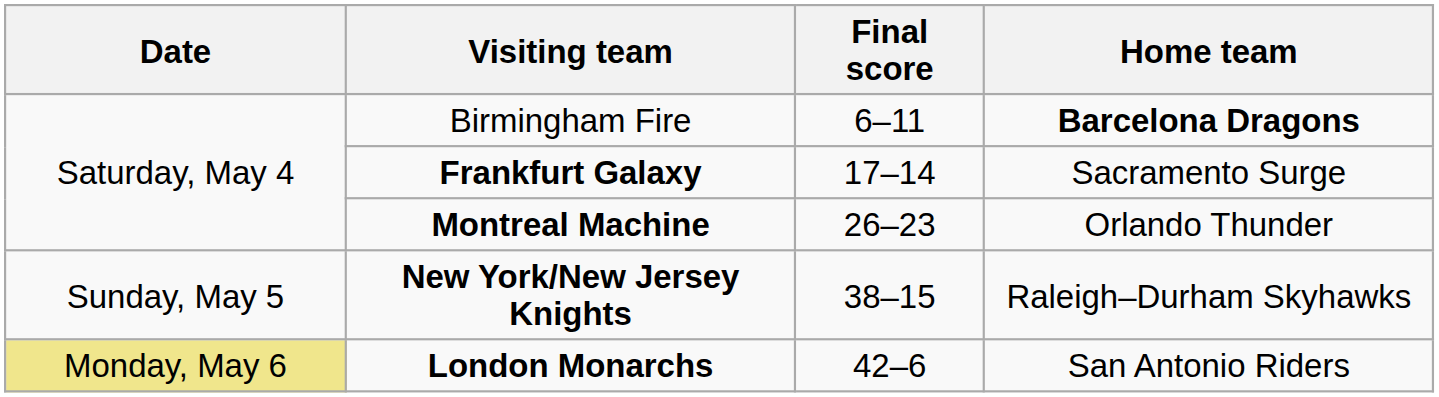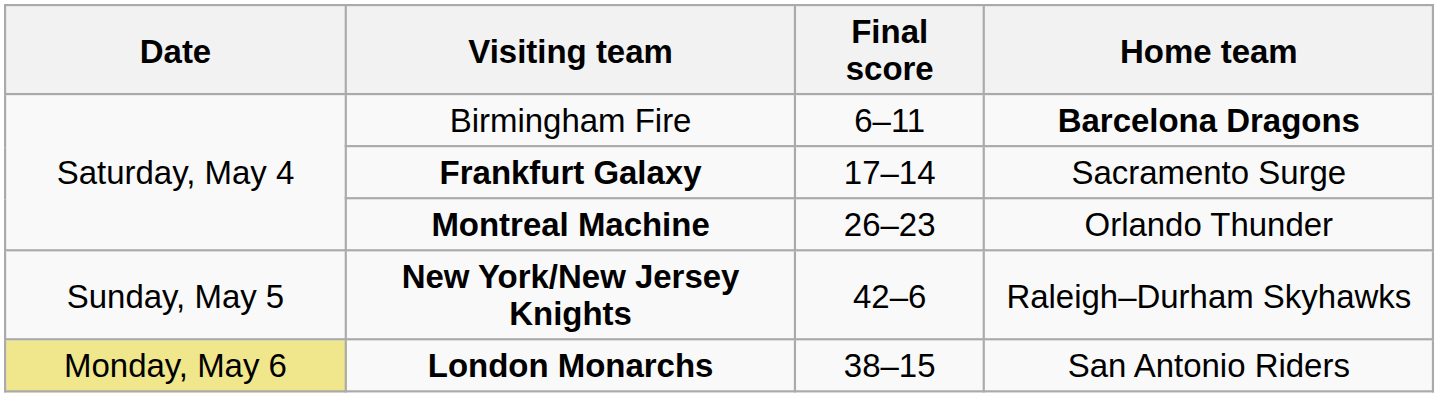(890, 296) 38–15 -> (890, 296) 42–6
(890, 366) 42–6 -> (890, 366) 38–15
